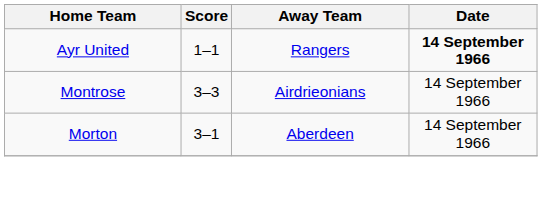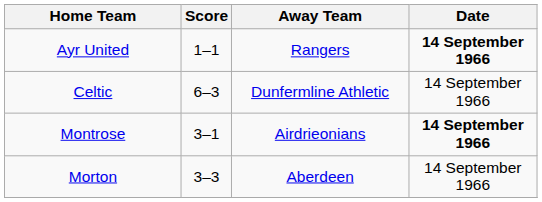+ row: (93, 92)
(207, 92) 3–3 -> (207, 134) 3–1
(473, 92) normal -> (473, 134) bold
(207, 134) 3–1 -> (207, 176) 3–3
